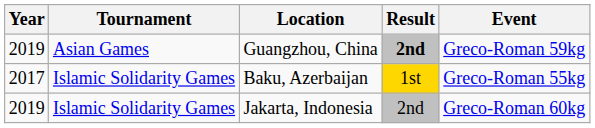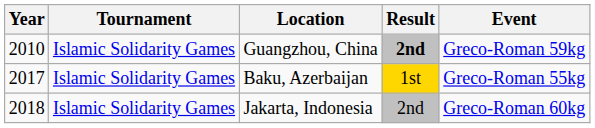(27, 49) 2019 -> (27, 49) 2010
(101, 49) Asian Games -> (144, 49) Islamic Solidarity Games
(27, 108) 2019 -> (27, 108) 2018
